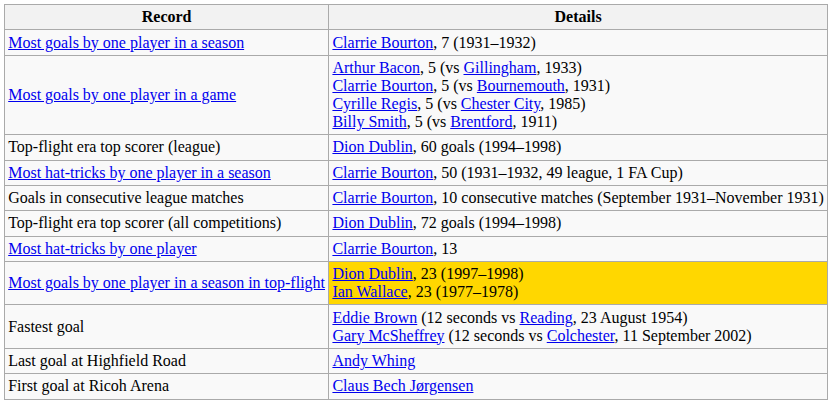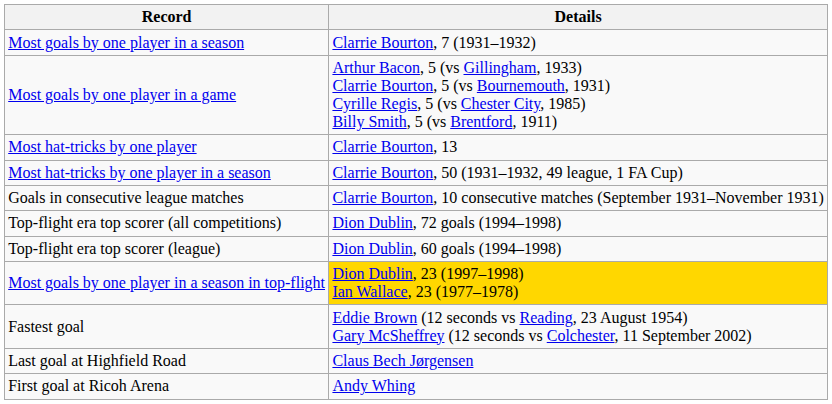rows swapped: (102, 248) <-> (114, 147)
(374, 360) Andy Whing -> (403, 360) Claus Bech Jørgensen
(403, 386) Claus Bech Jørgensen -> (374, 386) Andy Whing
